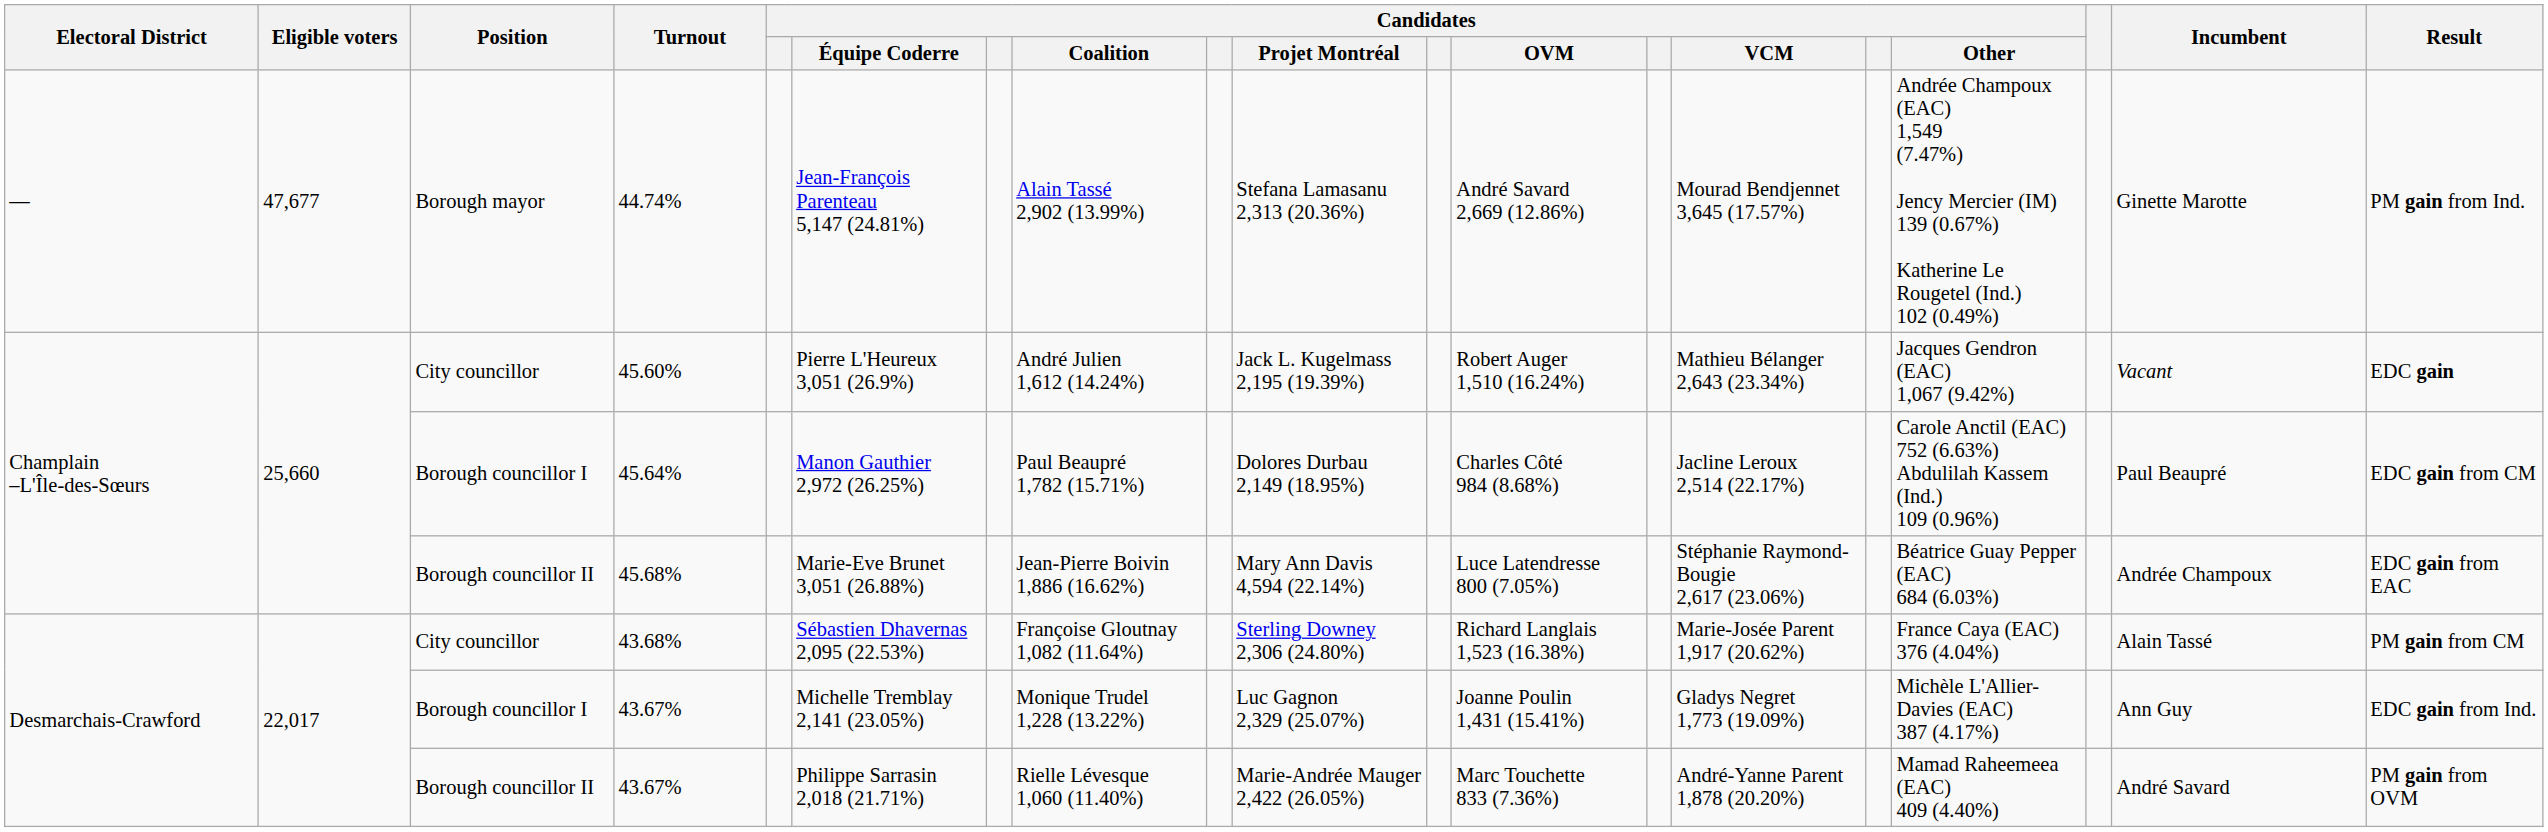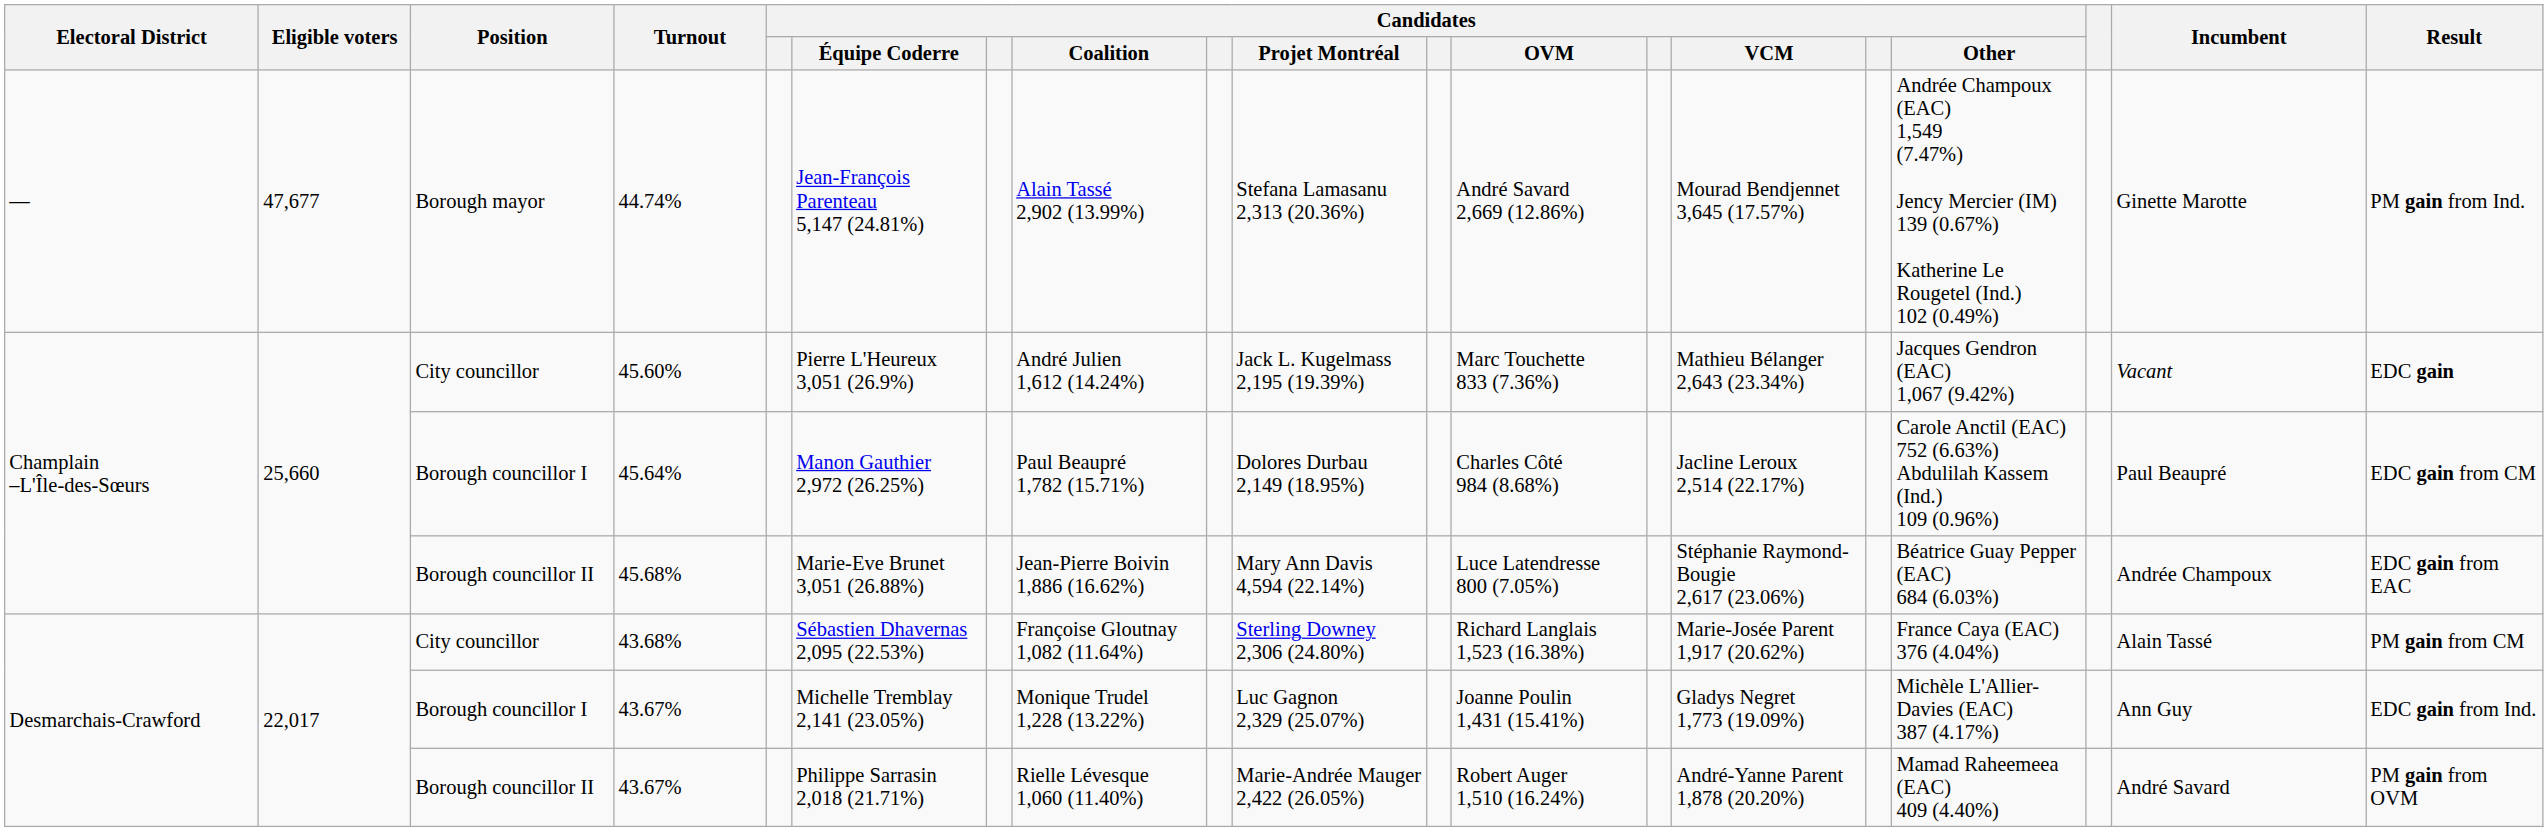(1520, 371) Robert Auger 1,510 (16.24%) -> (1521, 371) Marc Touchette 833 (7.36%)
(1521, 787) Marc Touchette 833 (7.36%) -> (1520, 787) Robert Auger 1,510 (16.24%)
